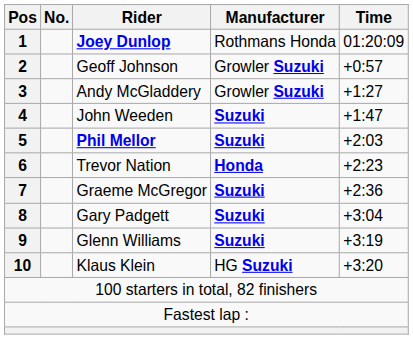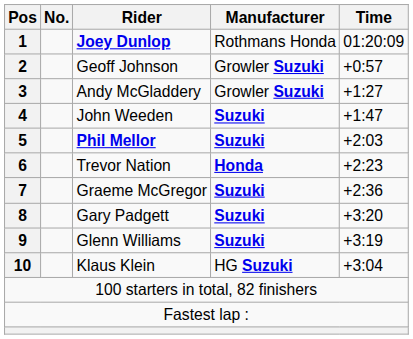(363, 215) +3:04 -> (363, 215) +3:20
(363, 265) +3:20 -> (363, 265) +3:04
